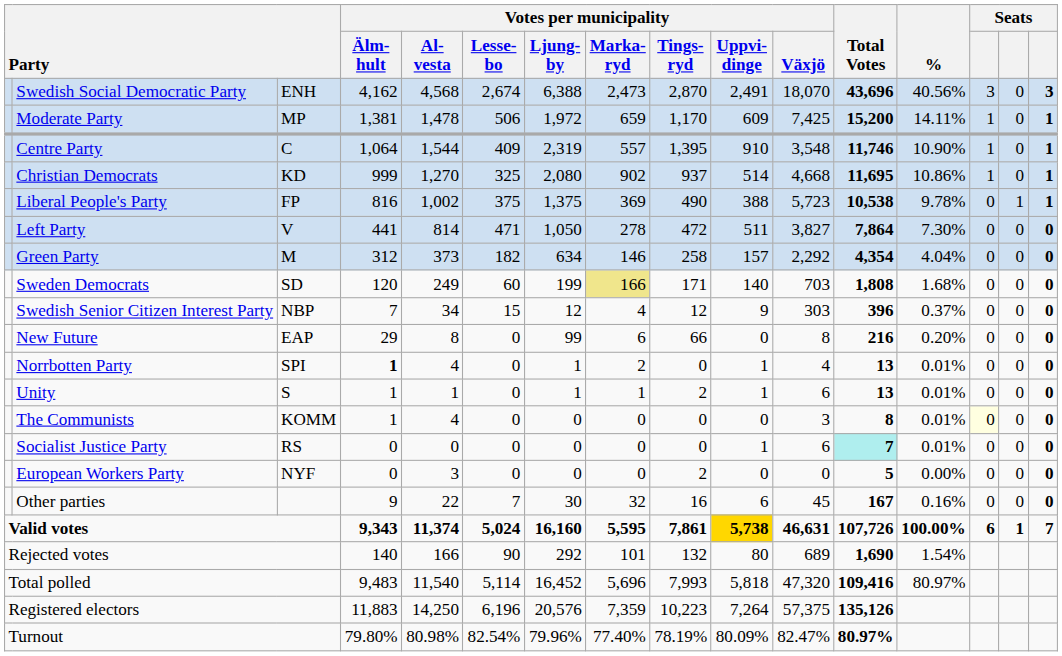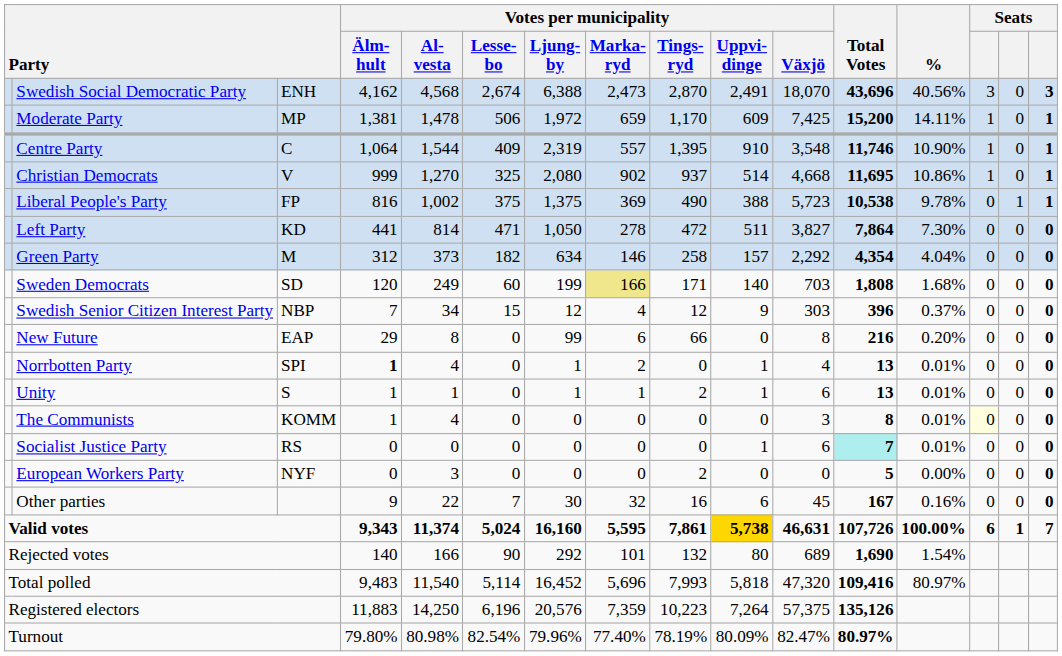(293, 175) KD -> (287, 175) V
(287, 229) V -> (293, 229) KD
